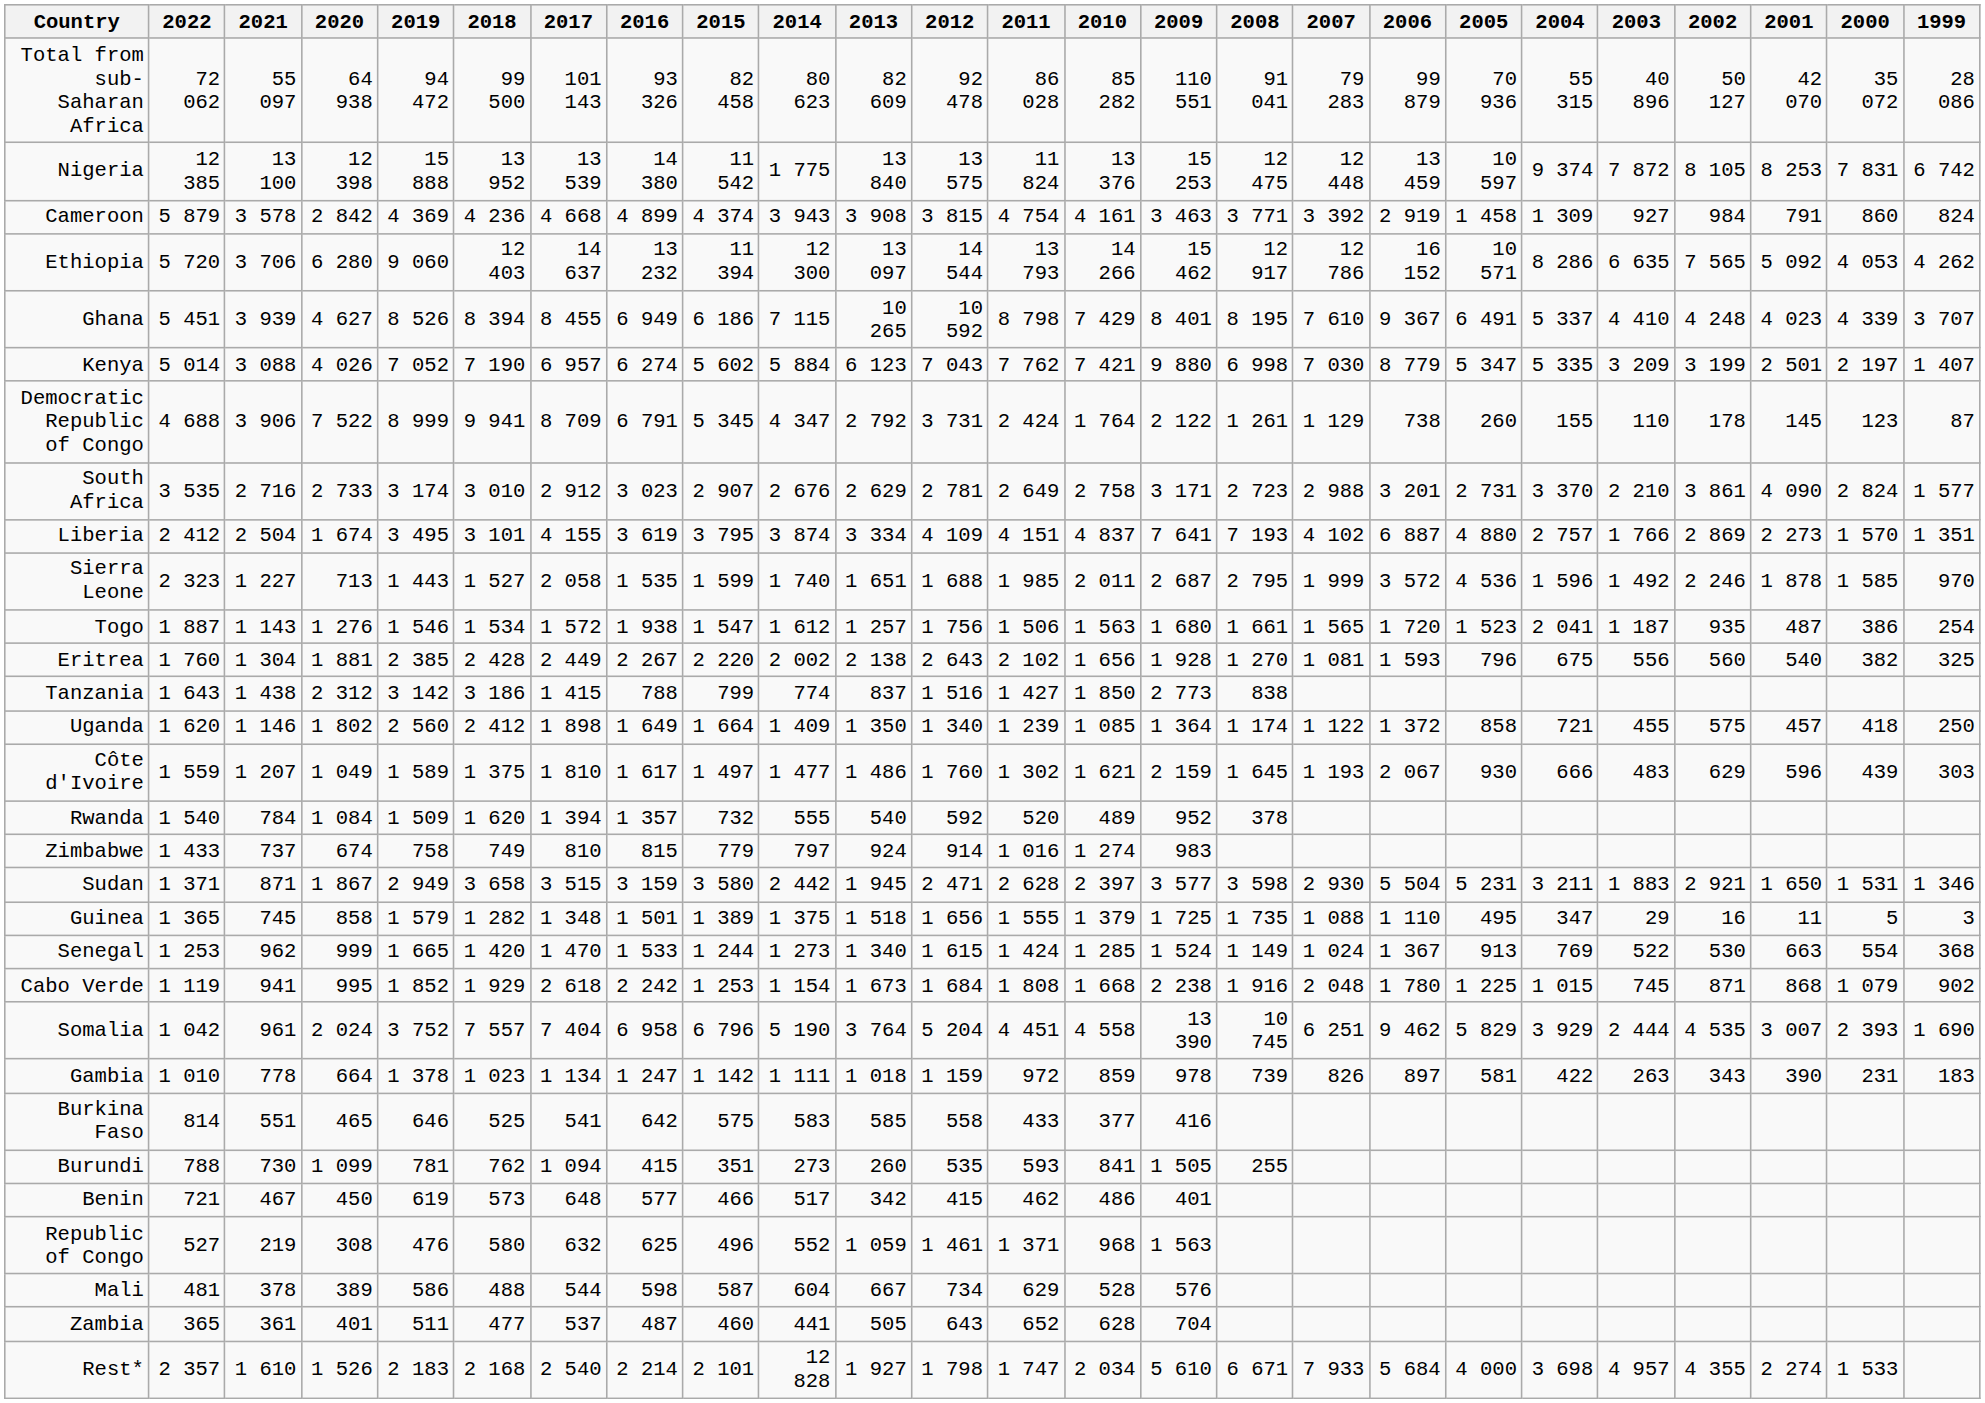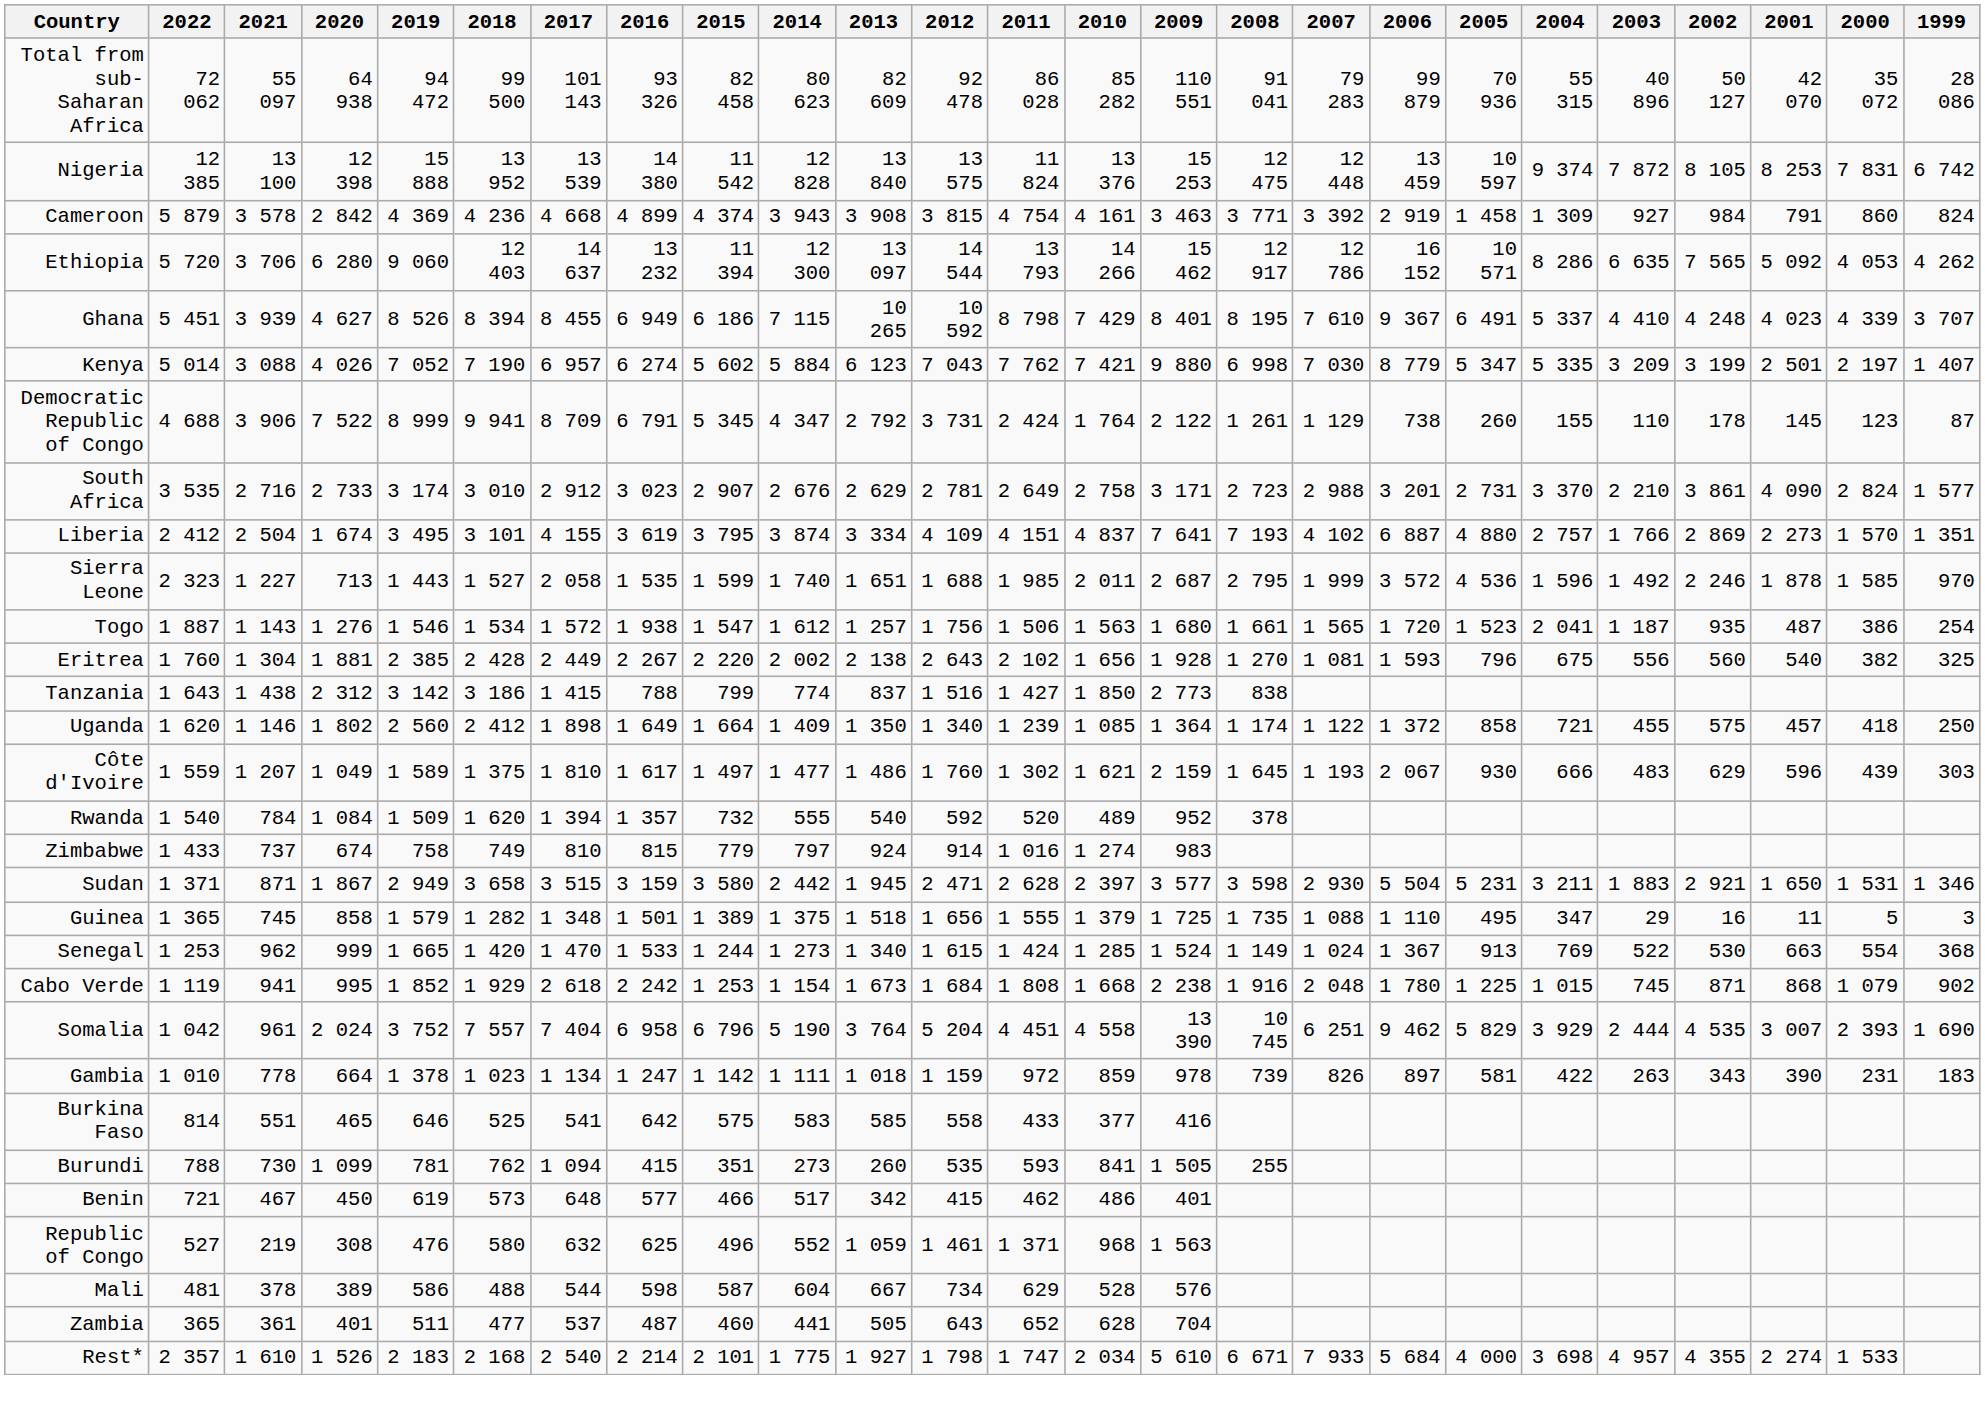(800, 171) 1 775 -> (812, 171) 12 828
(812, 1369) 12 828 -> (800, 1358) 1 775
